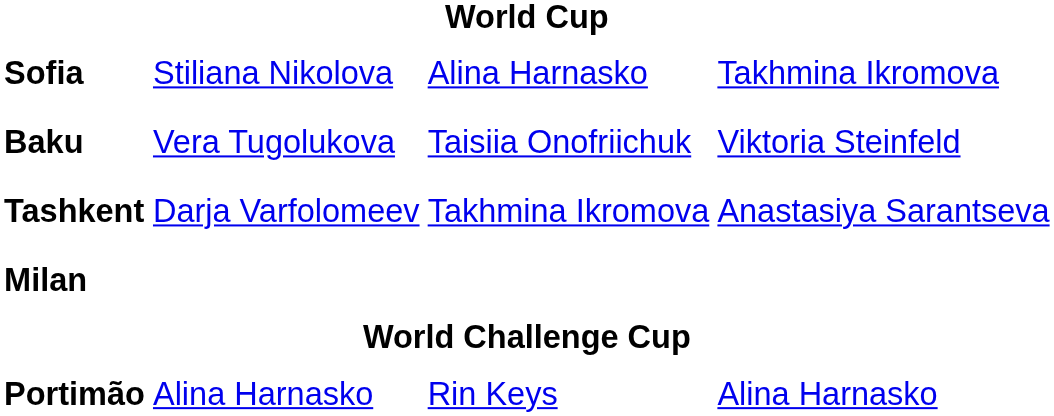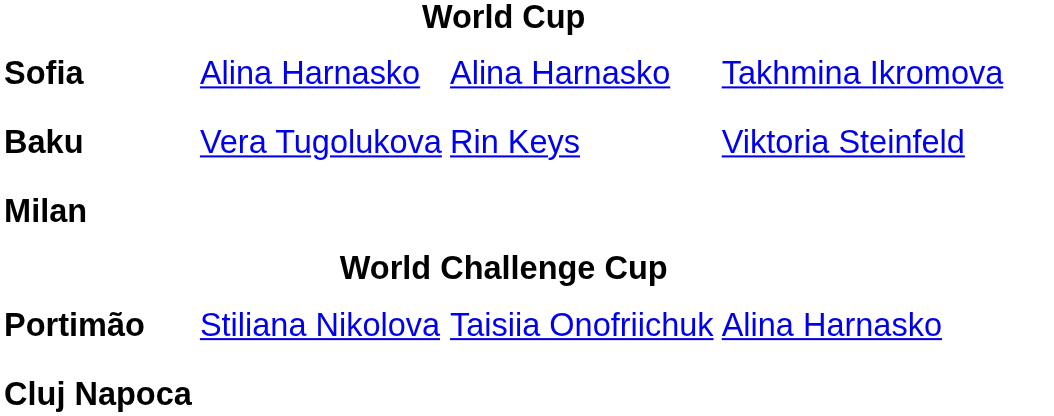(273, 73) Stiliana Nikolova -> (310, 73) Alina Harnasko
(559, 142) Taisiia Onofriichuk -> (515, 142) Rin Keys
- row: (74, 211)
(263, 394) Alina Harnasko -> (320, 325) Stiliana Nikolova
(493, 394) Rin Keys -> (582, 325) Taisiia Onofriichuk
+ row: (98, 394)
